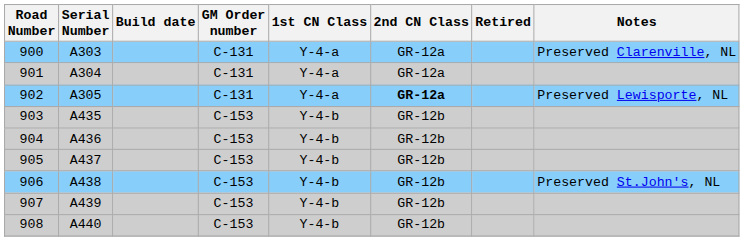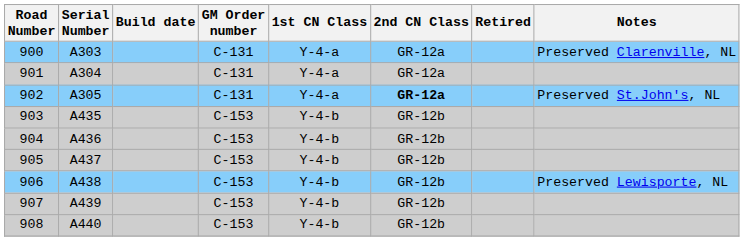(633, 95) Preserved Lewisporte, NL -> (629, 95) Preserved St.John's, NL
(629, 182) Preserved St.John's, NL -> (633, 182) Preserved Lewisporte, NL
